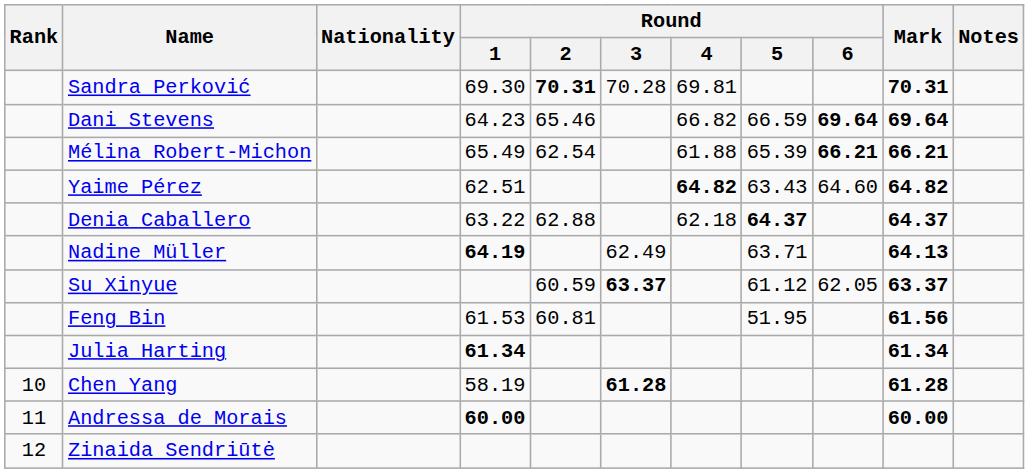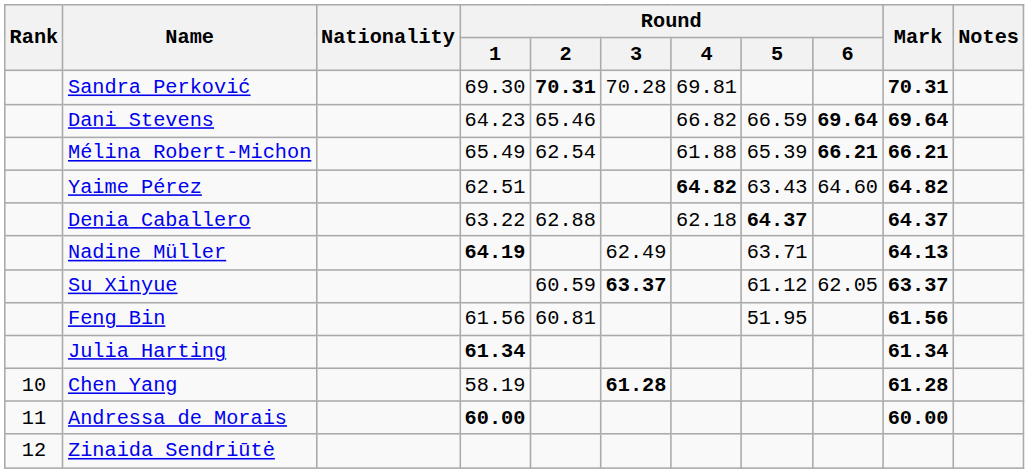(495, 319) 61.53 -> (495, 319) 61.56
